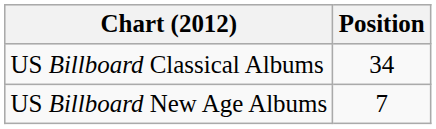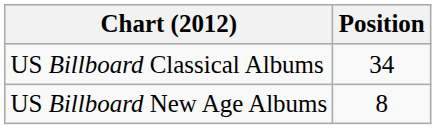(382, 103) 7 -> (382, 103) 8
